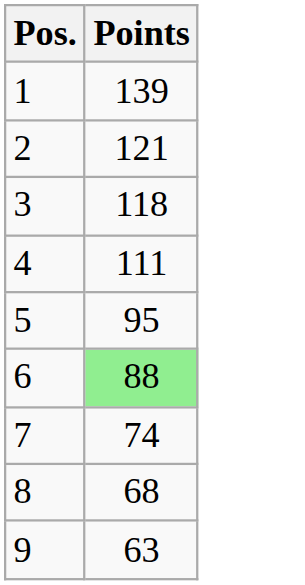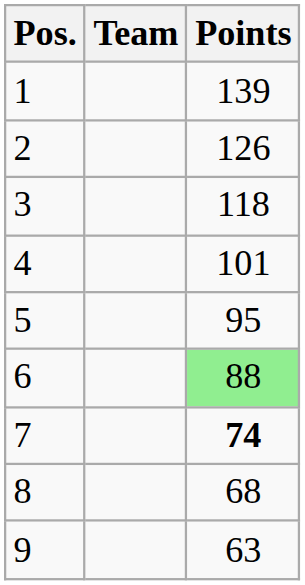+ column: (136, 33)
(142, 147) 121 -> (243, 147) 126
(142, 262) 111 -> (243, 262) 101
(142, 434) normal -> (243, 434) bold
